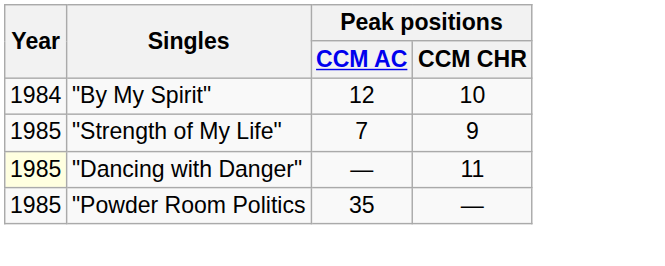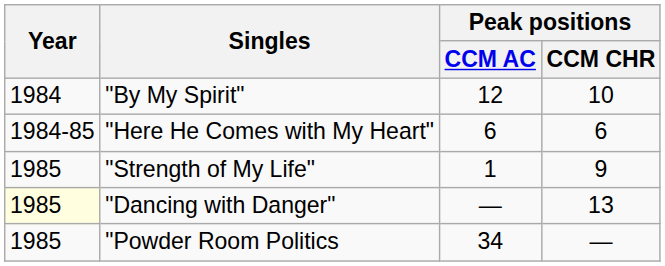+ row: (270, 132)
(362, 132) 7 -> (490, 168) 1
(472, 168) 11 -> (601, 205) 13
(362, 205) 35 -> (490, 242) 34
